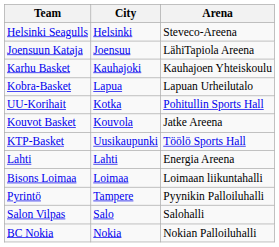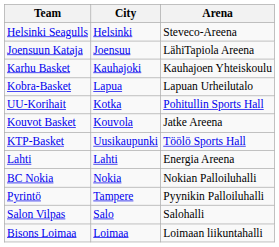rows swapped: (30, 232) <-> (42, 178)
